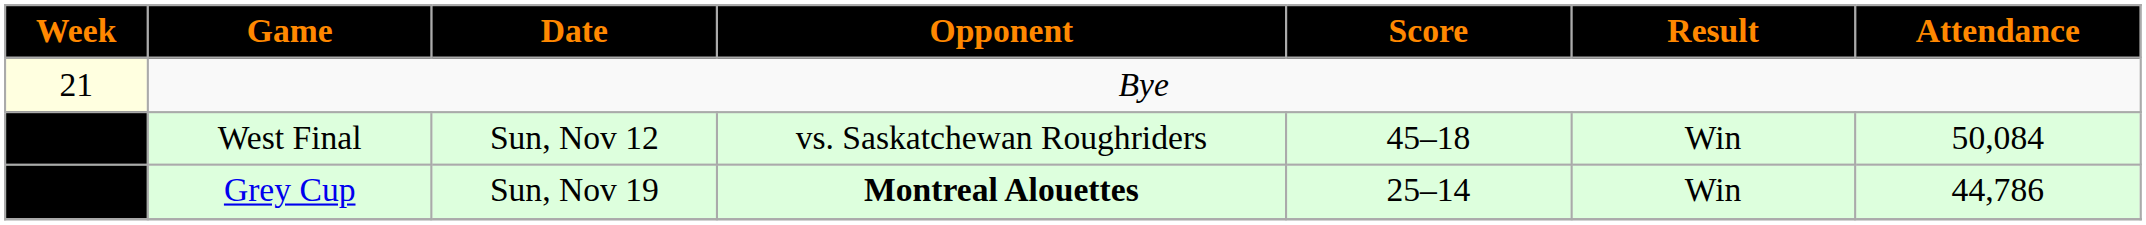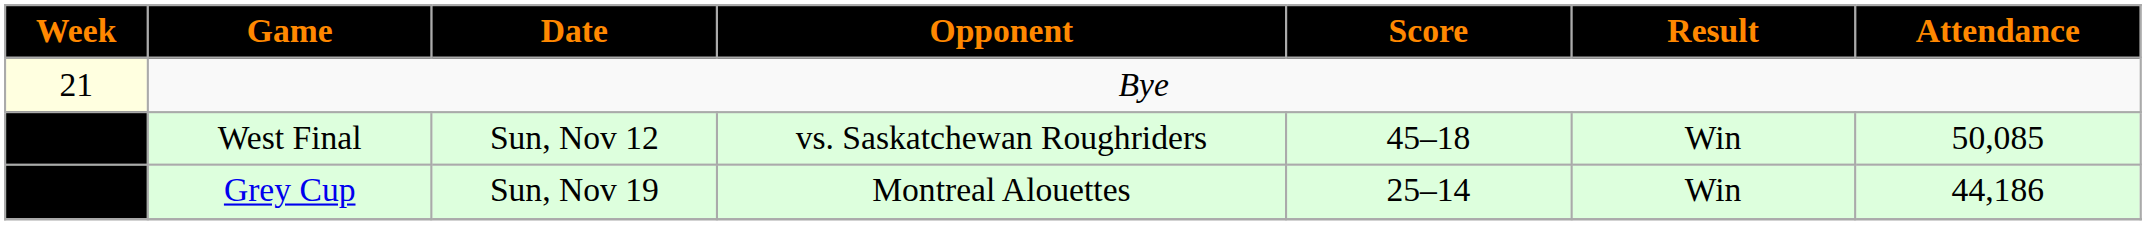(1998, 137) 50,084 -> (1998, 137) 50,085
(1001, 191) bold -> (1001, 191) normal
(1998, 191) 44,786 -> (1998, 191) 44,186
